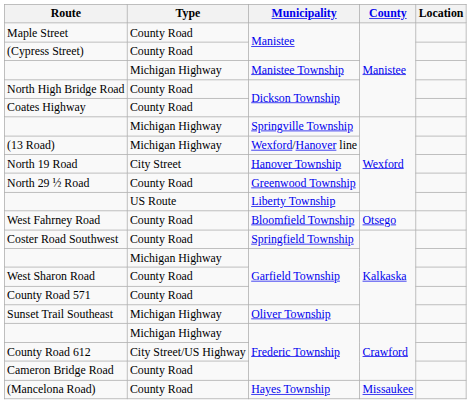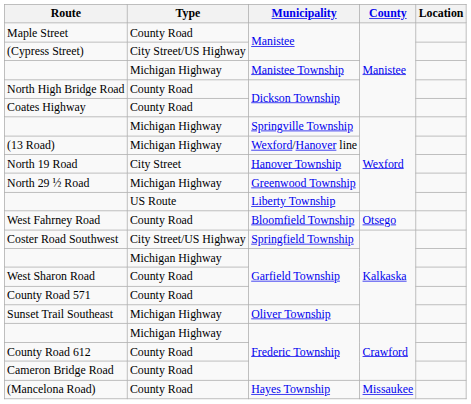(161, 51) County Road -> (188, 51) City Street/US Highway
(161, 182) County Road -> (176, 182) Michigan Highway
(161, 239) County Road -> (188, 239) City Street/US Highway
(188, 351) City Street/US Highway -> (161, 351) County Road
